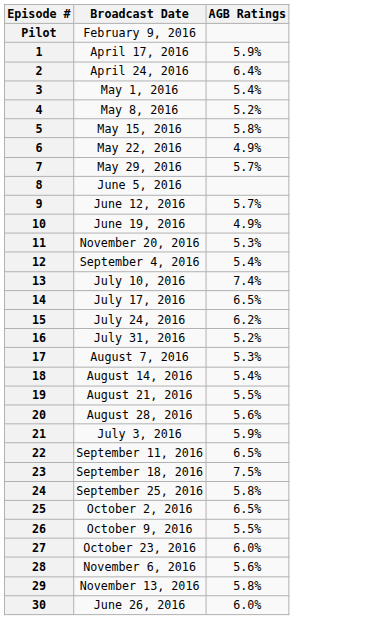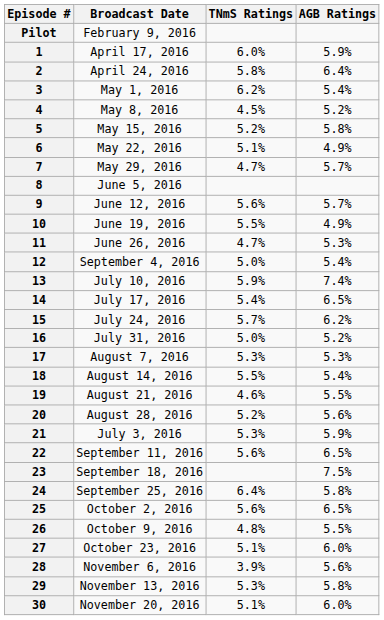+ column: (251, 14)
(140, 243) November 20, 2016 -> (140, 243) June 26, 2016
(140, 605) June 26, 2016 -> (140, 605) November 20, 2016
